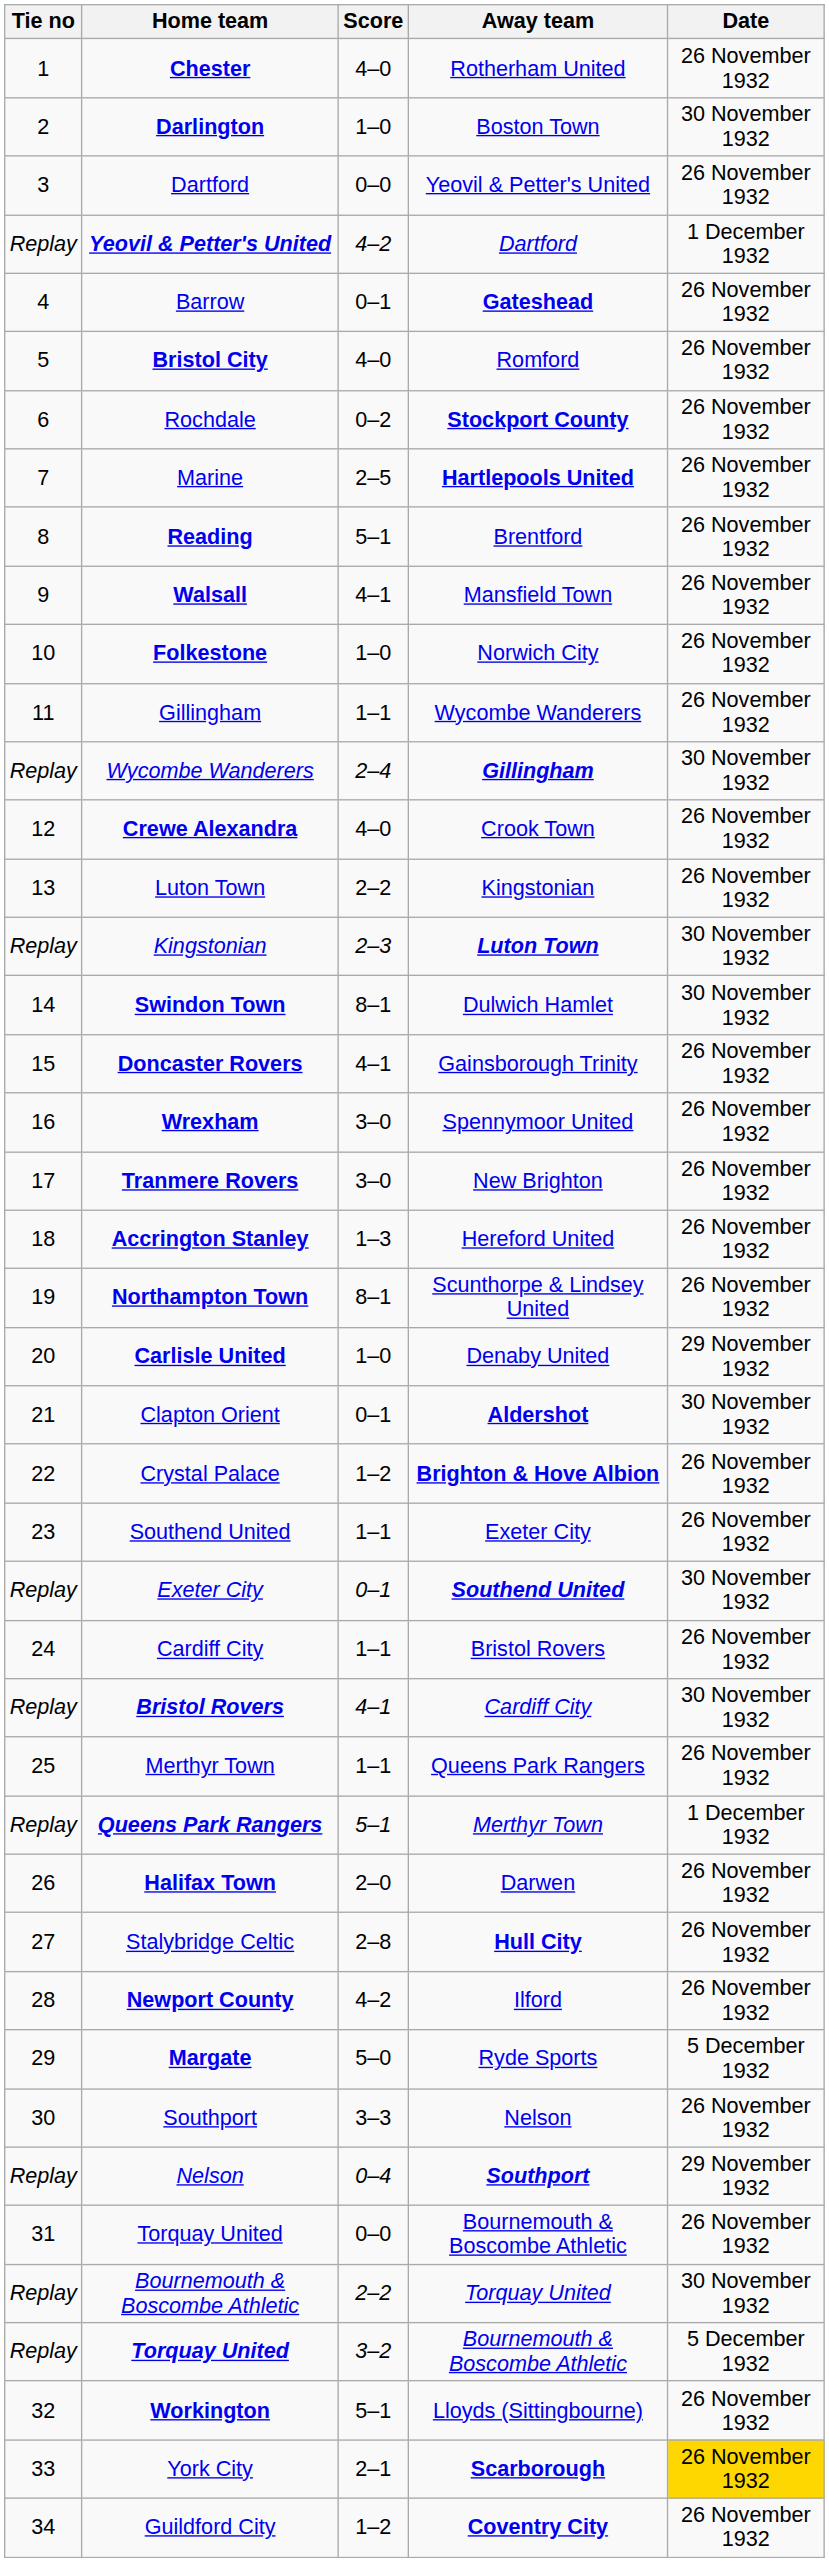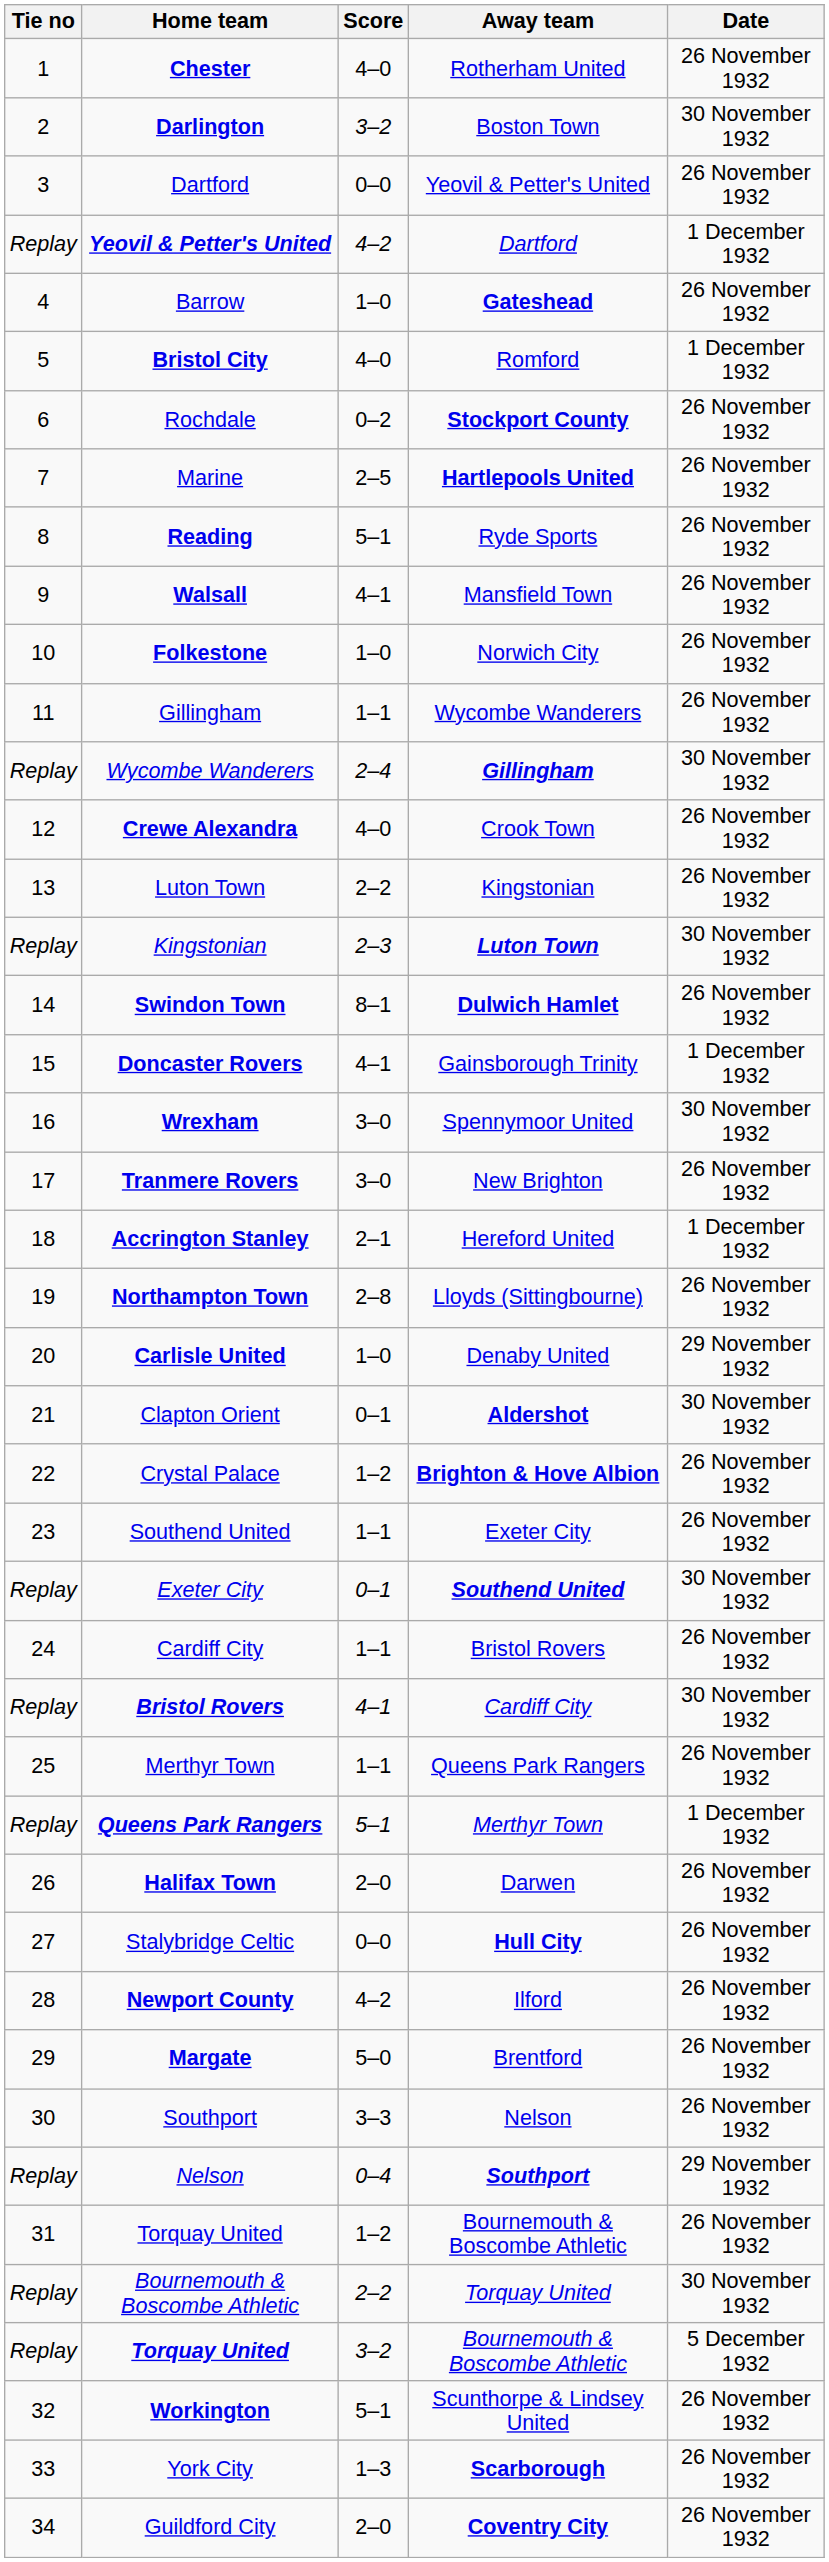(373, 126) 1–0 -> (373, 126) 3–2
(373, 302) 0–1 -> (373, 302) 1–0
(746, 360) 26 November 1932 -> (746, 360) 1 December 1932
(538, 536) Brentford -> (538, 536) Ryde Sports
(538, 1004) normal -> (538, 1004) bold
(746, 1004) 30 November 1932 -> (746, 1004) 26 November 1932
(746, 1063) 26 November 1932 -> (746, 1063) 1 December 1932
(746, 1122) 26 November 1932 -> (746, 1122) 30 November 1932
(373, 1239) 1–3 -> (373, 1239) 2–1
(746, 1239) 26 November 1932 -> (746, 1239) 1 December 1932
(373, 1297) 8–1 -> (373, 1297) 2–8
(538, 1297) Scunthorpe & Lindsey United -> (538, 1297) Lloyds (Sittingbourne)
(373, 1941) 2–8 -> (373, 1941) 0–0
(538, 2058) Ryde Sports -> (538, 2058) Brentford
(746, 2058) 5 December 1932 -> (746, 2058) 26 November 1932
(373, 2234) 0–0 -> (373, 2234) 1–2
(538, 2410) Lloyds (Sittingbourne) -> (538, 2410) Scunthorpe & Lindsey United
(373, 2468) 2–1 -> (373, 2468) 1–3
(746, 2468) gold background -> (746, 2468) no background
(373, 2527) 1–2 -> (373, 2527) 2–0
